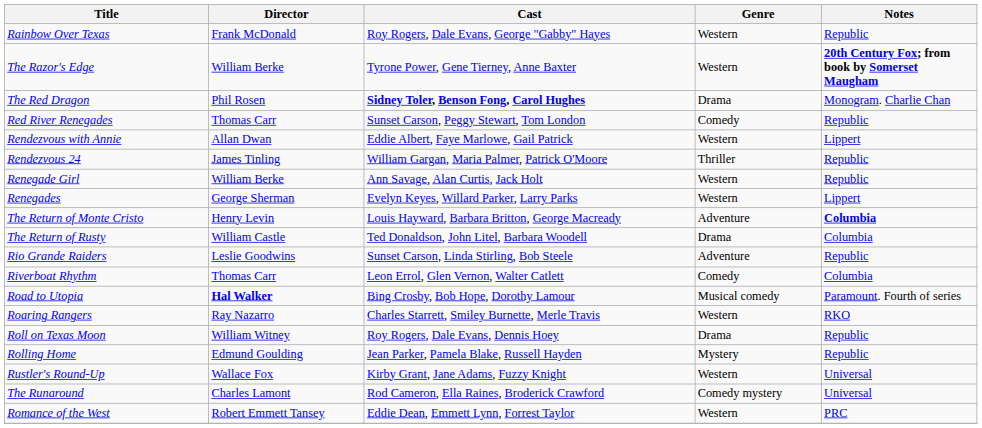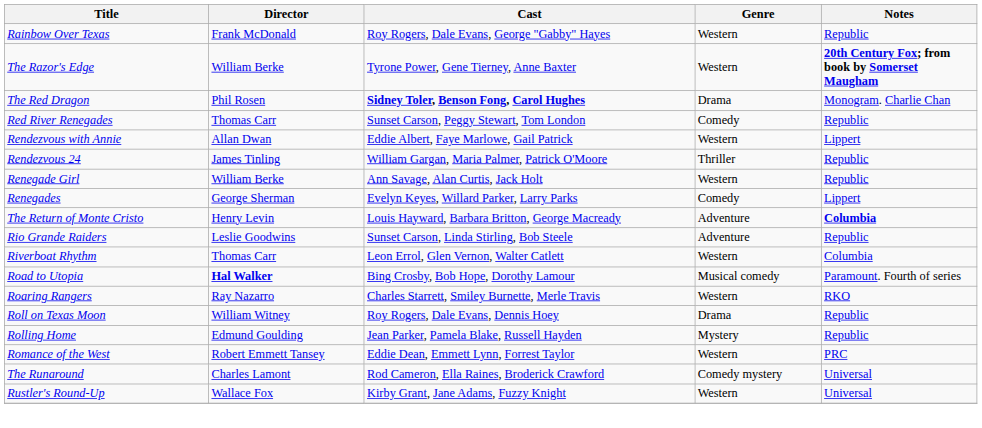(718, 198) Western -> (719, 198) Comedy
- row: (56, 237)
(719, 276) Comedy -> (718, 256) Western
rows swapped: (58, 413) <-> (56, 374)
